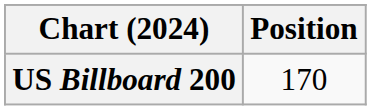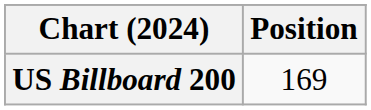(304, 78) 170 -> (304, 78) 169
